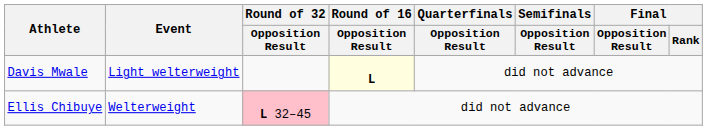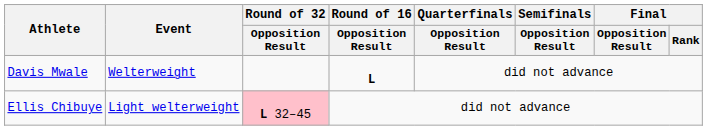(174, 73) Light welterweight -> (152, 73) Welterweight
(372, 80) lightyellow background -> (372, 80) no background
(152, 108) Welterweight -> (174, 108) Light welterweight
